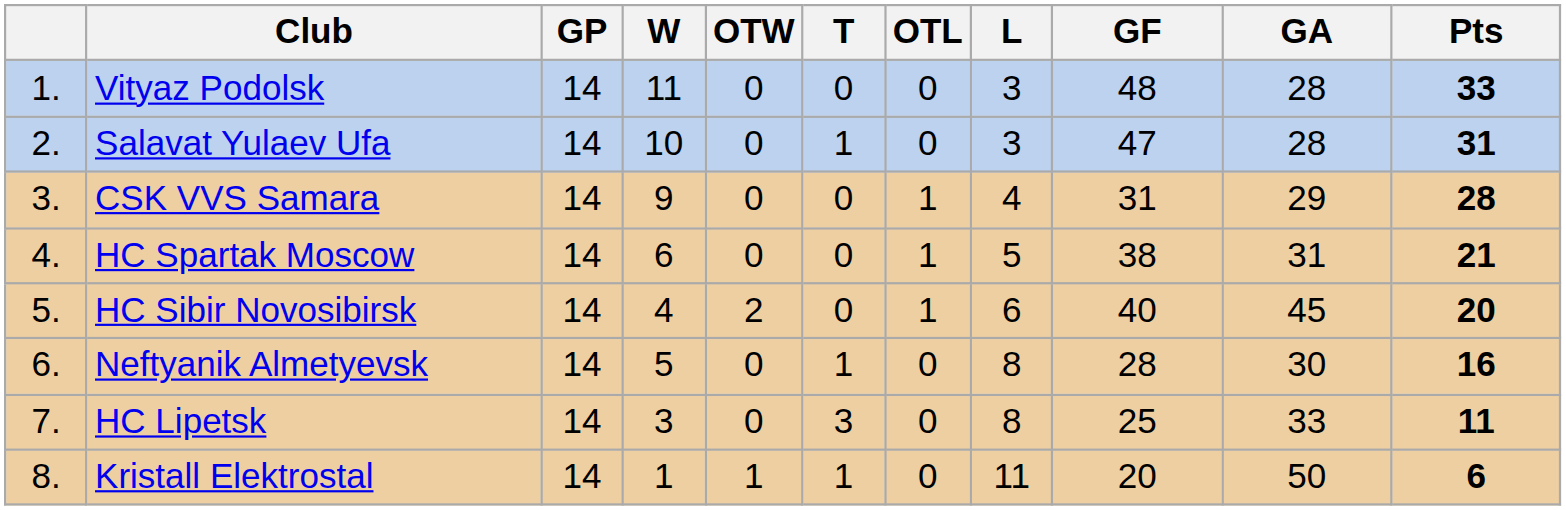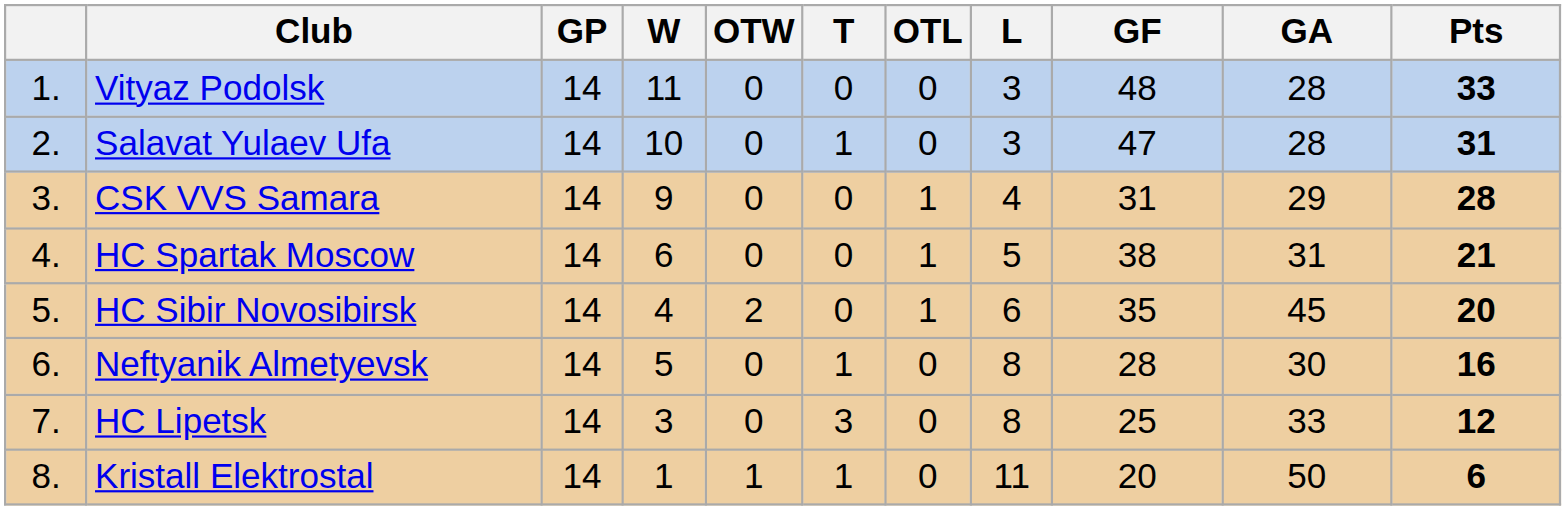(1137, 310) 40 -> (1137, 310) 35
(1476, 421) 11 -> (1476, 421) 12
